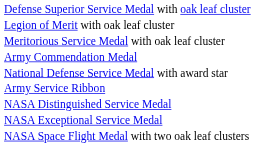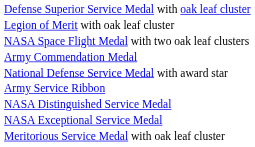rows swapped: (114, 41) <-> (127, 136)
